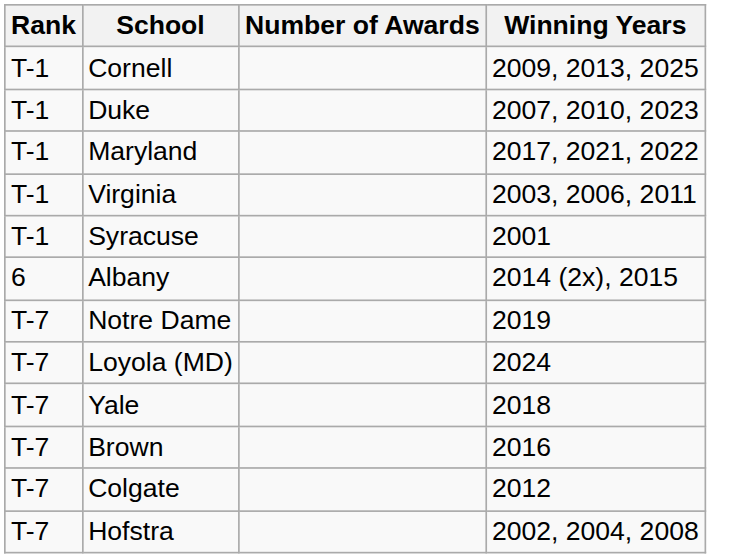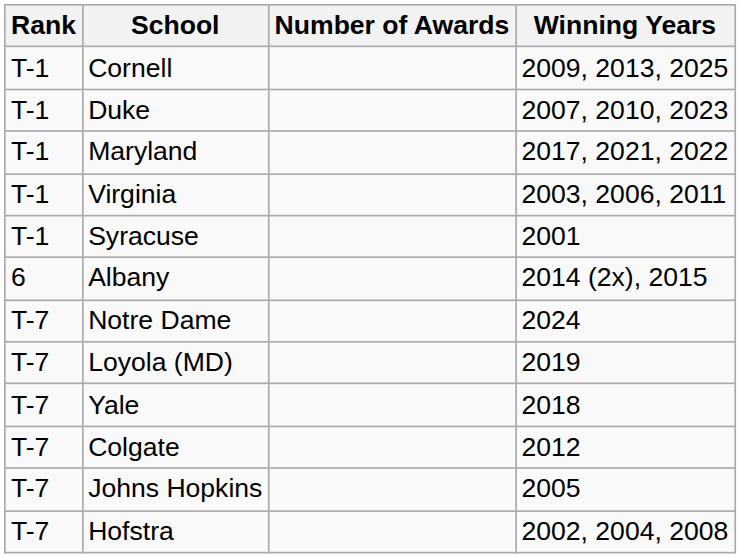(521, 320) 2019 -> (551, 320) 2024
(521, 362) 2024 -> (551, 362) 2019
- row: (126, 446)
+ row: (175, 488)
